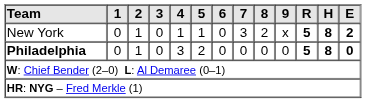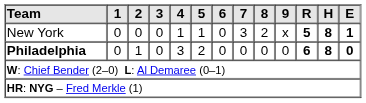(139, 32) 1 -> (139, 32) 0
(350, 32) 2 -> (350, 32) 1
(307, 51) 5 -> (307, 51) 6
